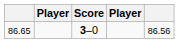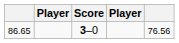(159, 31) 86.56 -> (159, 31) 76.56
